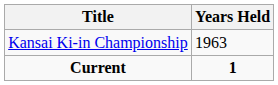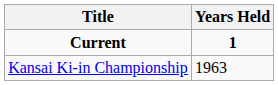rows swapped: (98, 67) <-> (98, 42)
